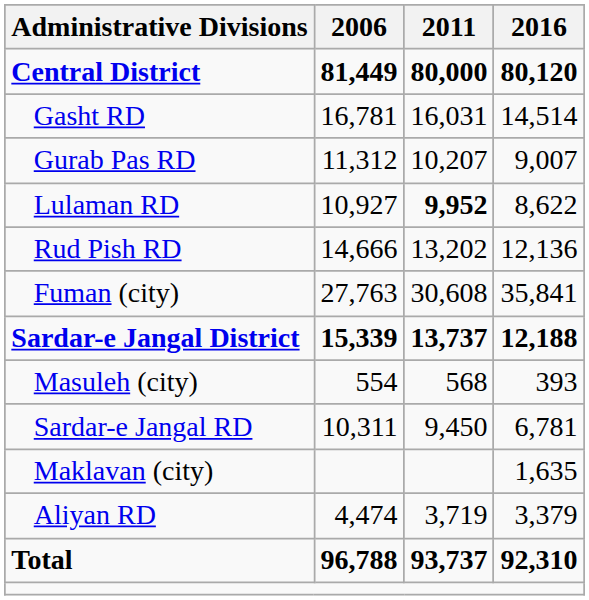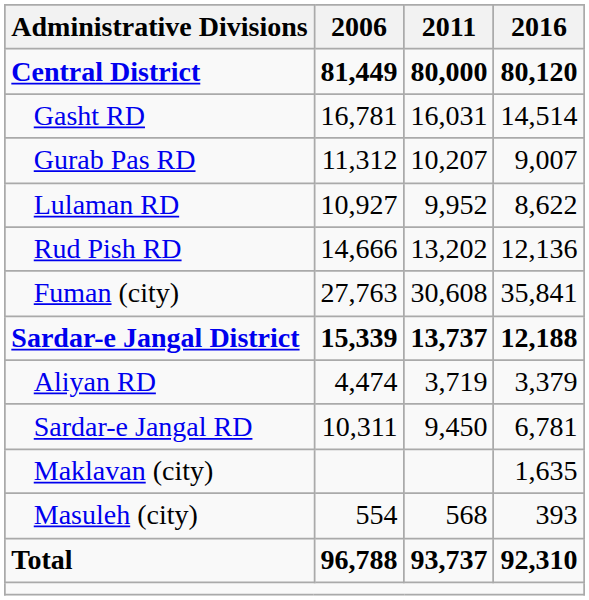(456, 204) bold -> (456, 204) normal
rows swapped: (95, 515) <-> (116, 381)
